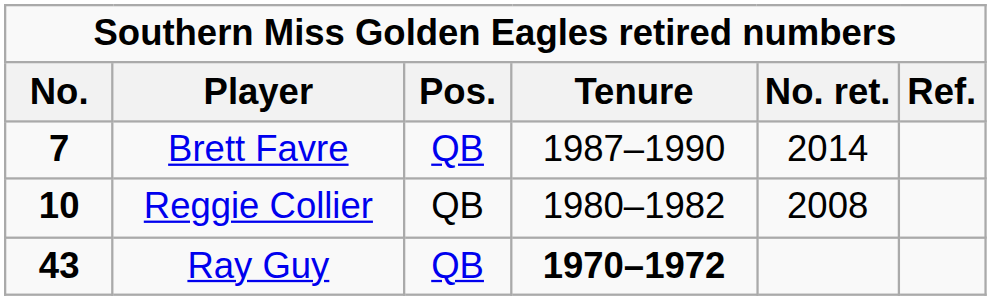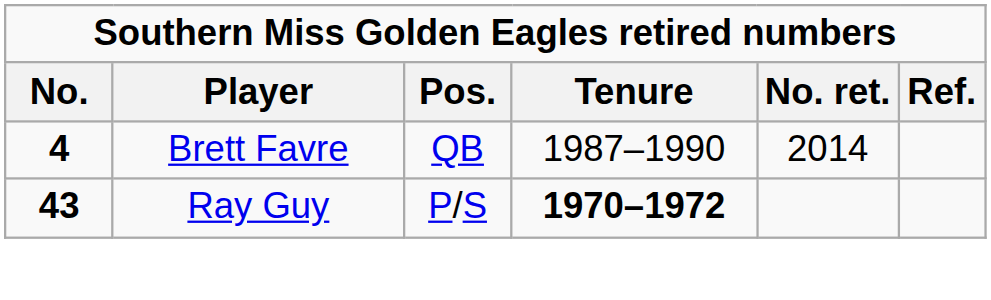(59, 149) 7 -> (59, 149) 4
- row: (258, 206)
(458, 264) QB -> (458, 206) P/S
